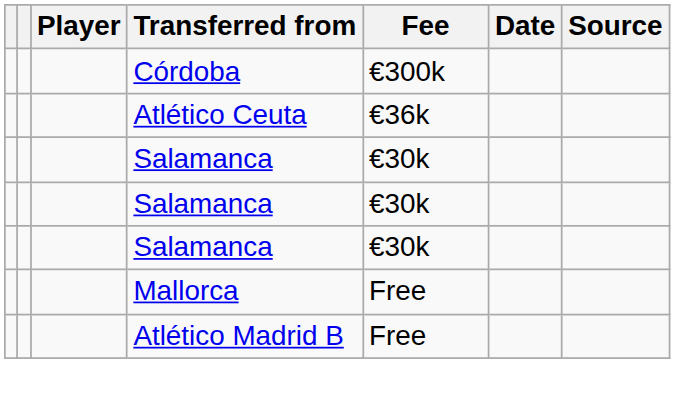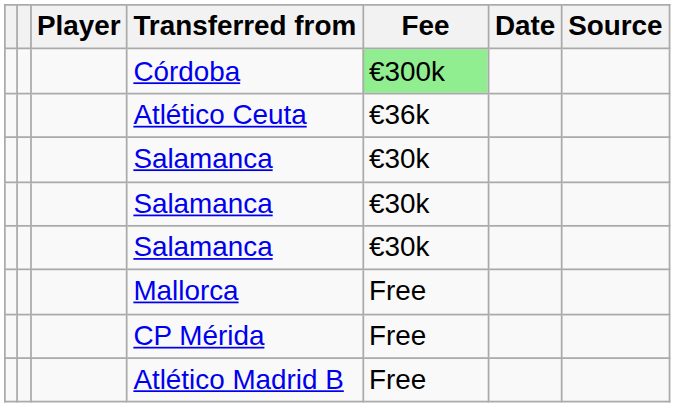(407, 70) no background -> (407, 70) lightgreen background
+ row: (11, 336)
